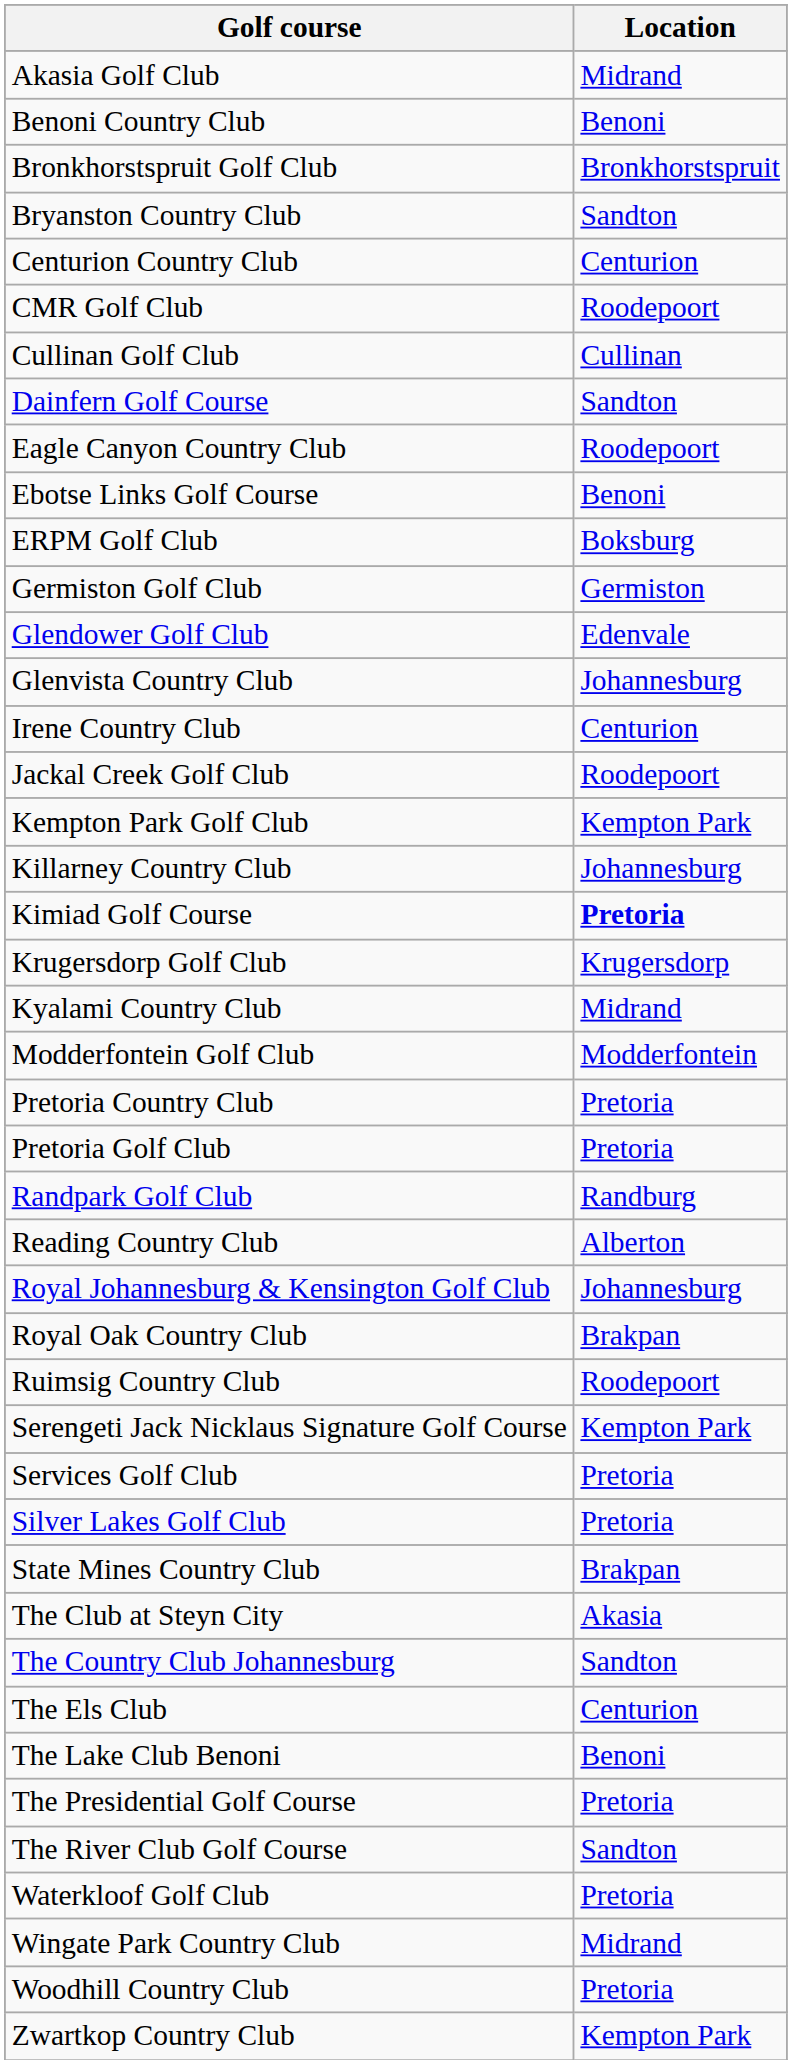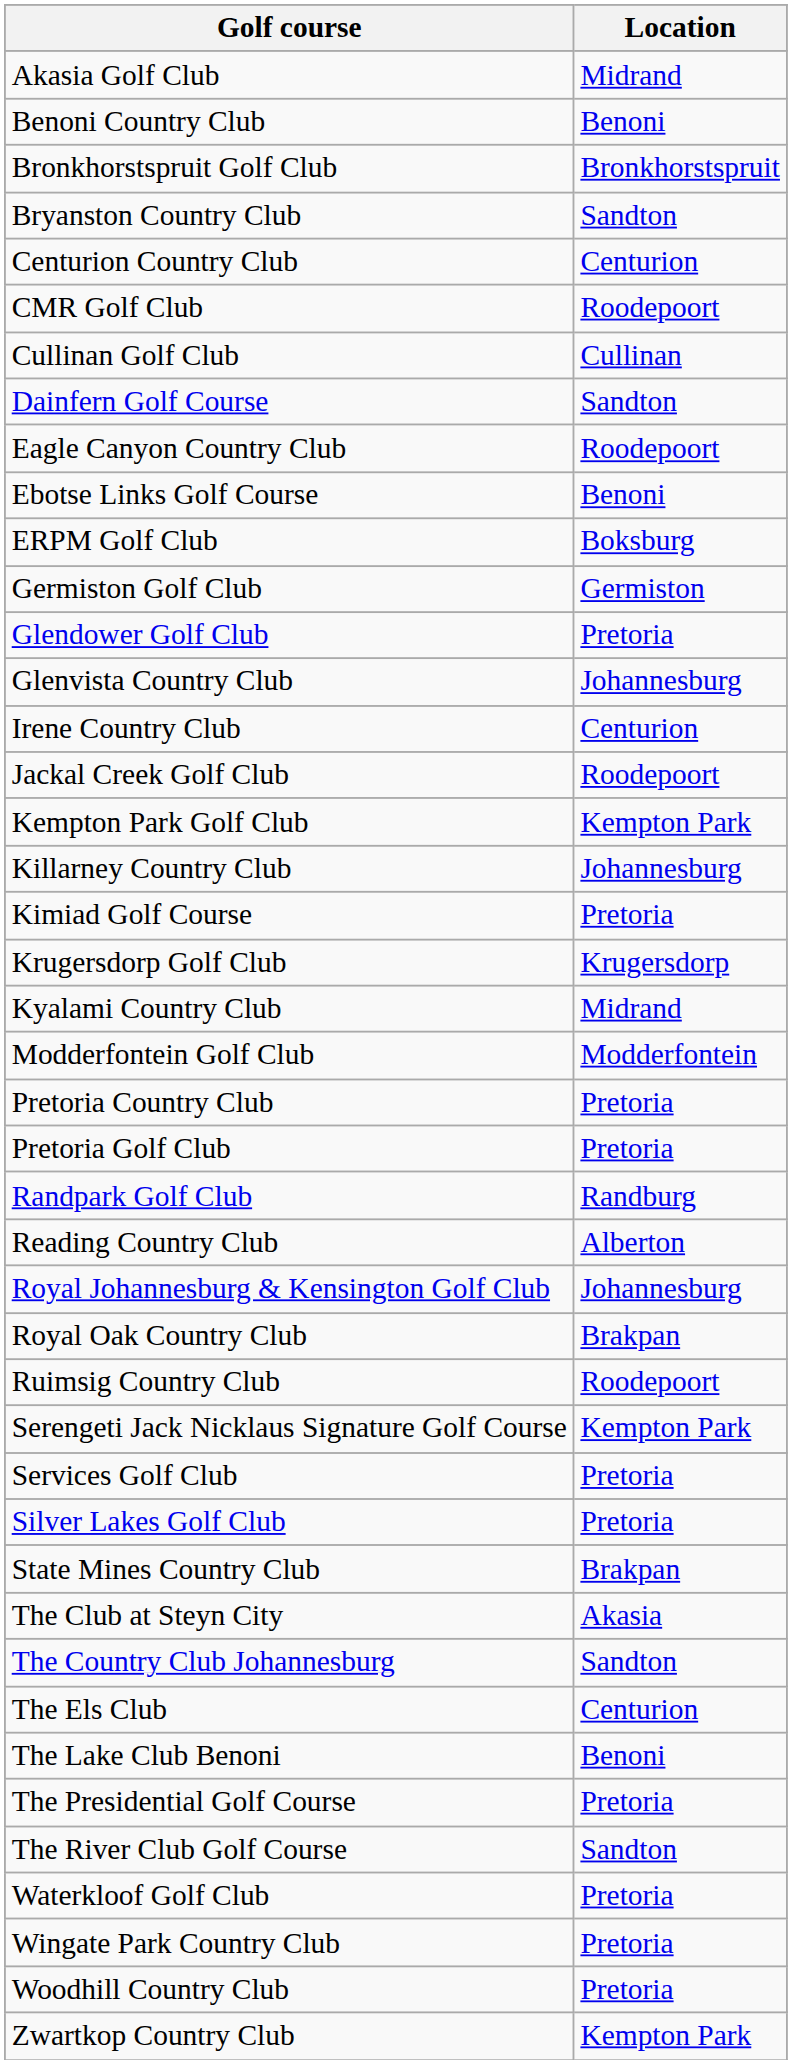(635, 634) Edenvale -> (627, 634) Pretoria
(632, 914) bold -> (627, 914) normal
(631, 1942) Midrand -> (627, 1942) Pretoria
